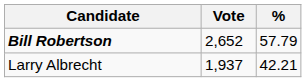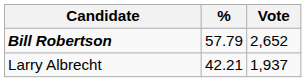columns swapped: (229, 16) <-> (279, 16)
